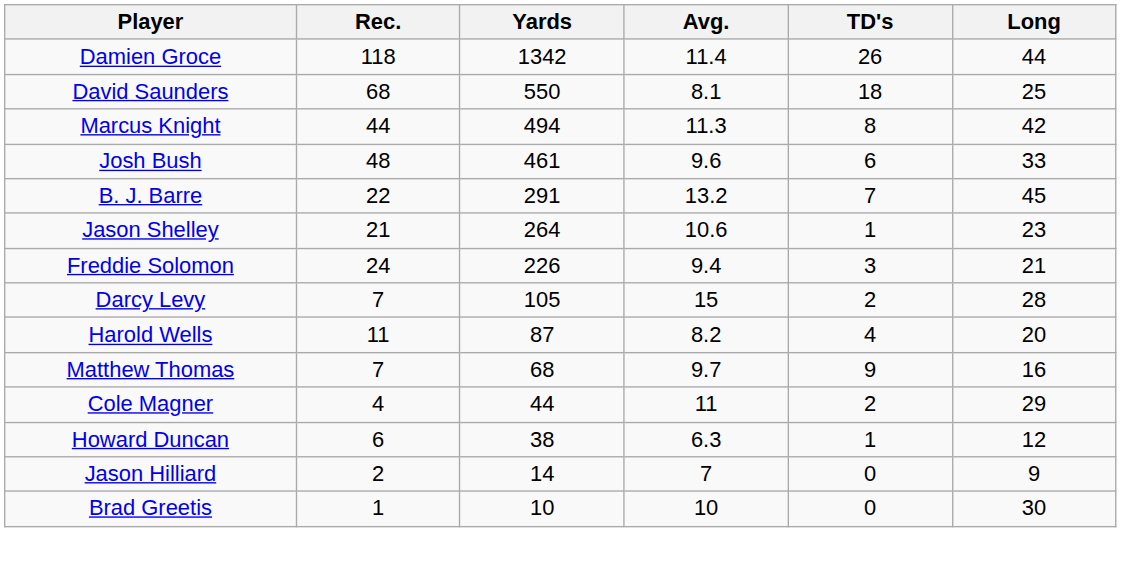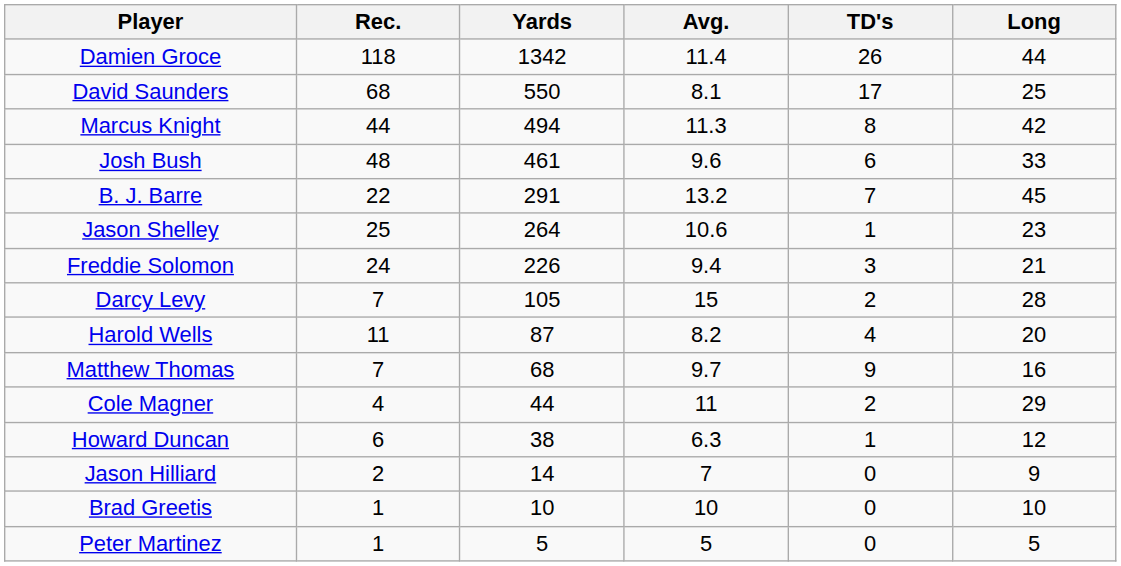(870, 91) 18 -> (870, 91) 17
(378, 230) 21 -> (378, 230) 25
(1034, 508) 30 -> (1034, 508) 10
+ row: (150, 543)
